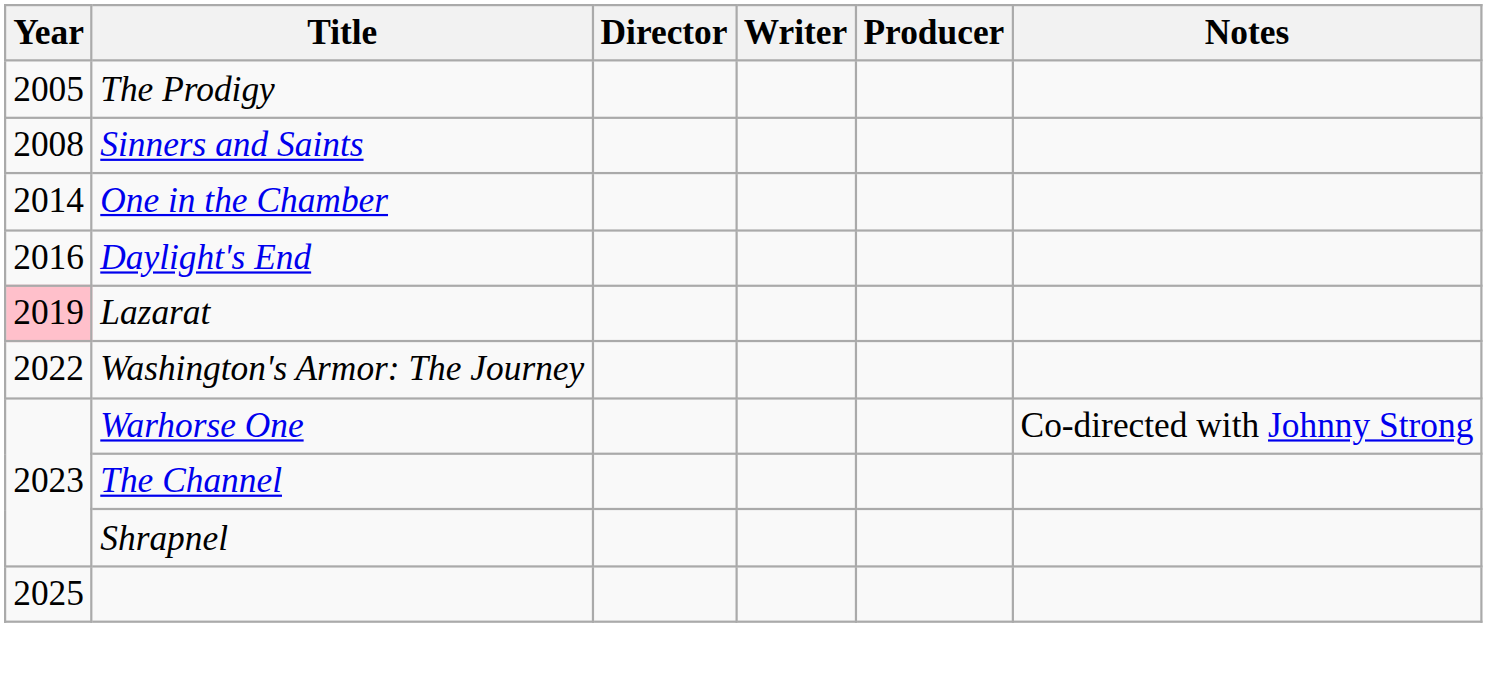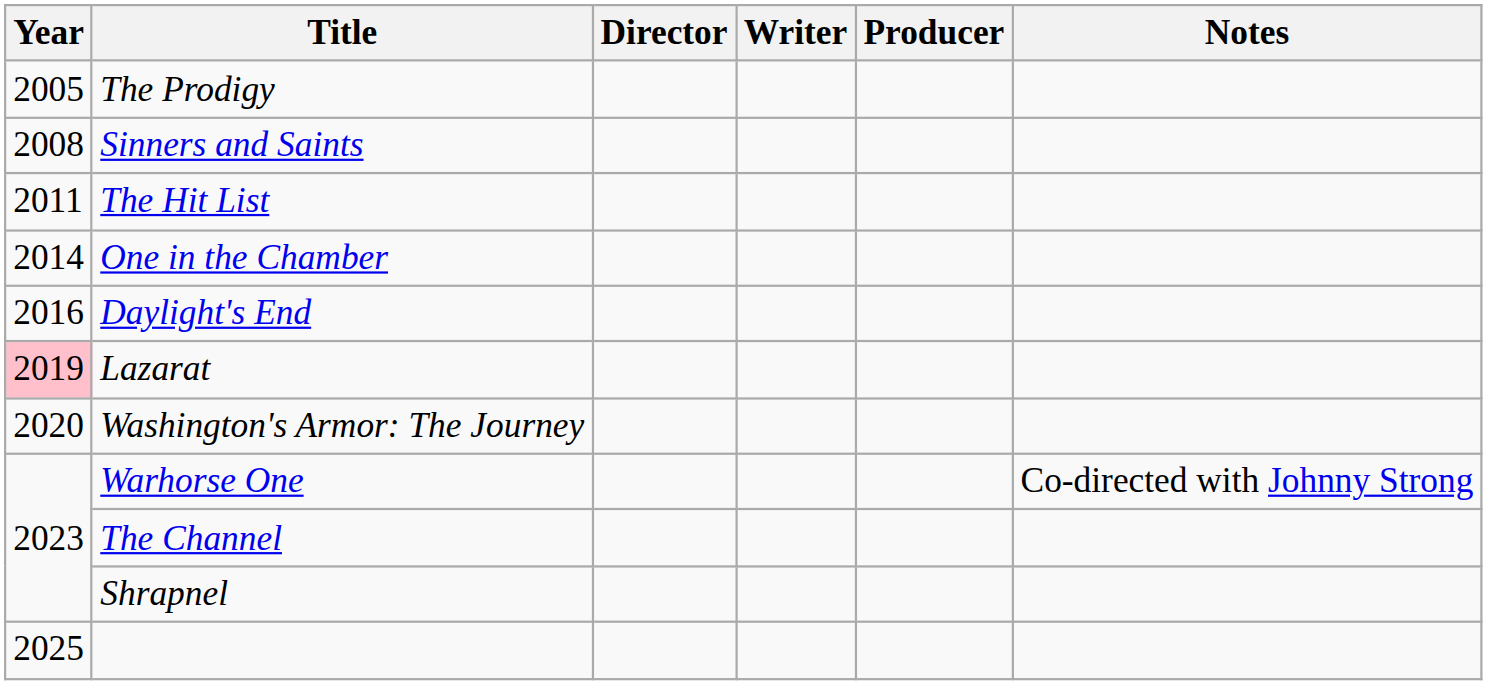+ row: (185, 200)
(49, 369) 2022 -> (49, 425) 2020
